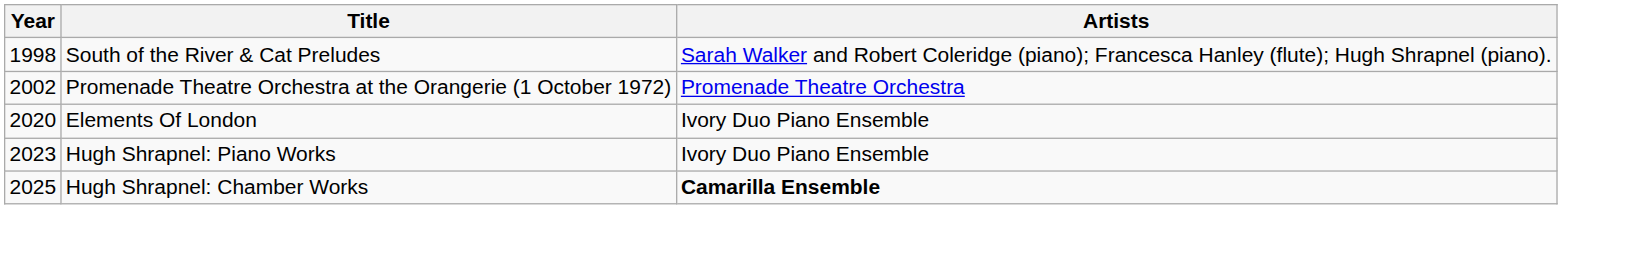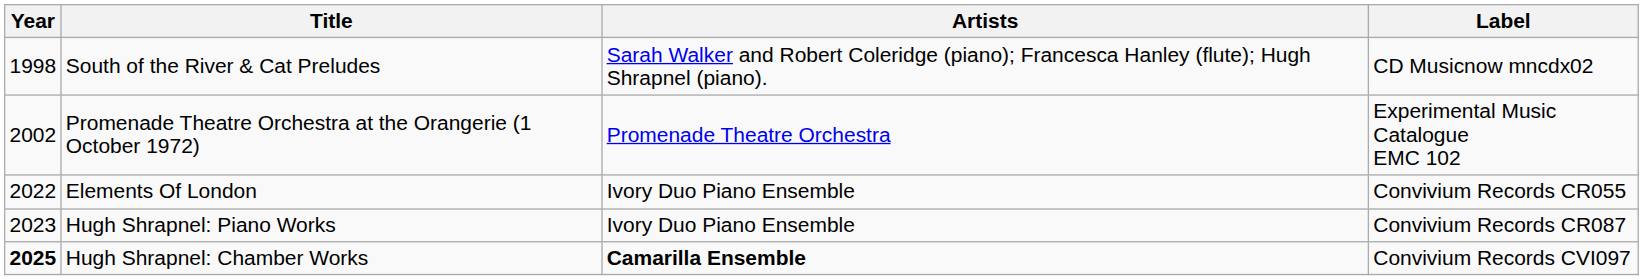+ column: (1503, 21)
(33, 120) 2020 -> (33, 191) 2022
(33, 187) normal -> (33, 258) bold
